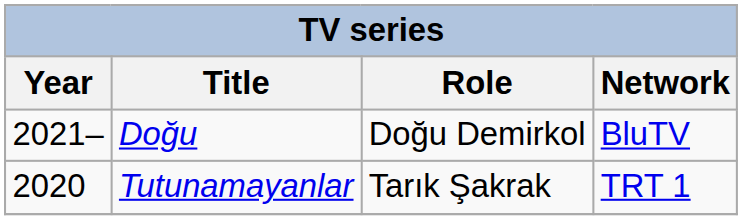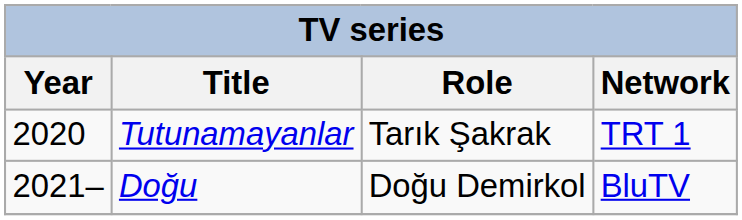rows swapped: (236, 186) <-> (158, 134)
